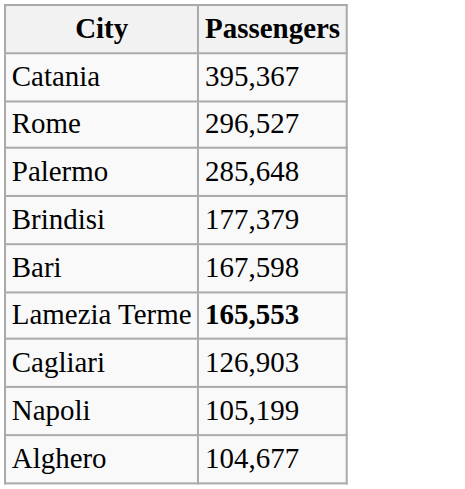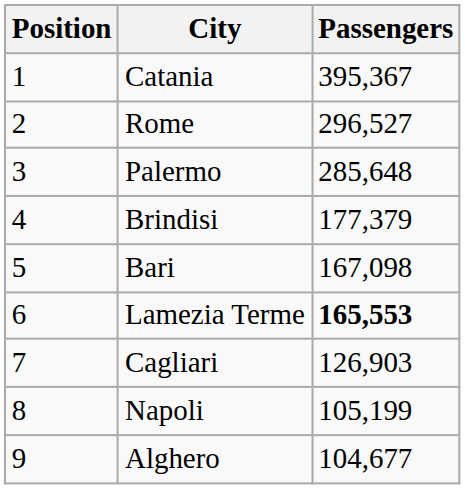+ column: (62, 28)
(252, 267) 167,598 -> (365, 267) 167,098
